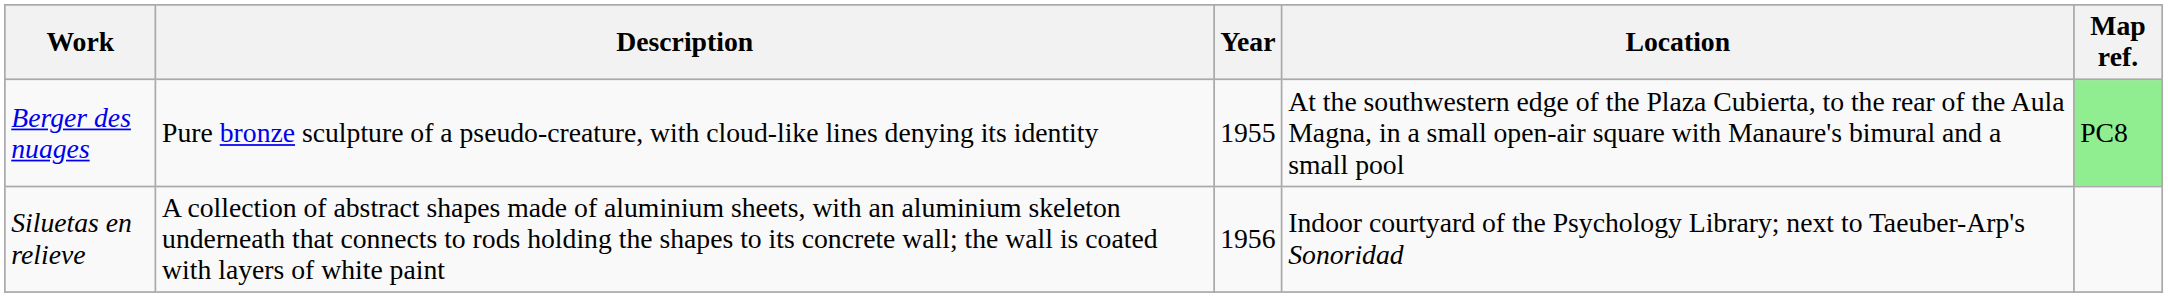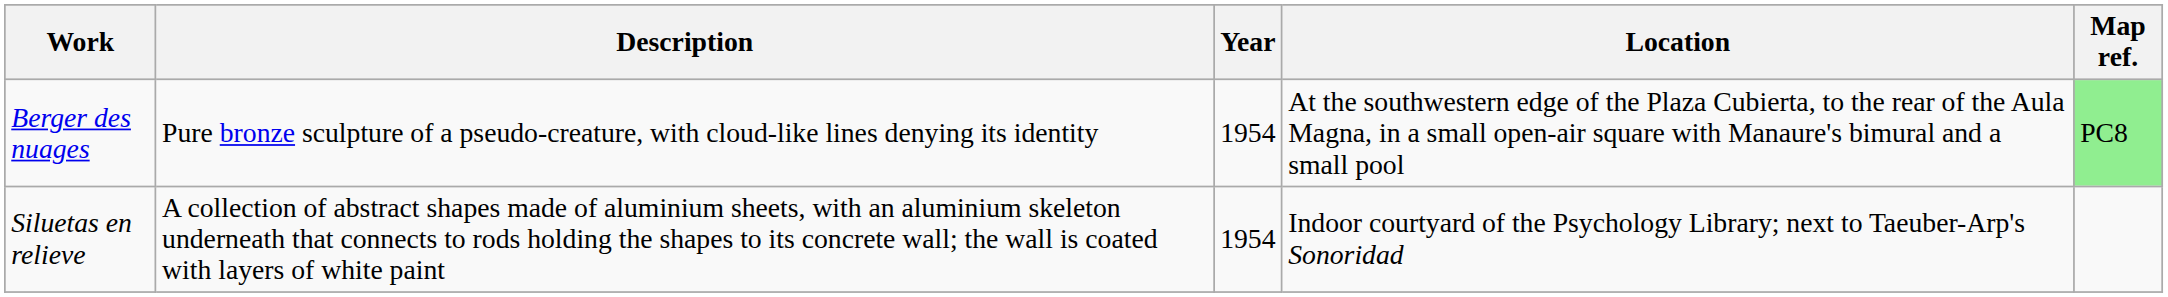(1248, 132) 1955 -> (1248, 132) 1954
(1248, 238) 1956 -> (1248, 238) 1954
